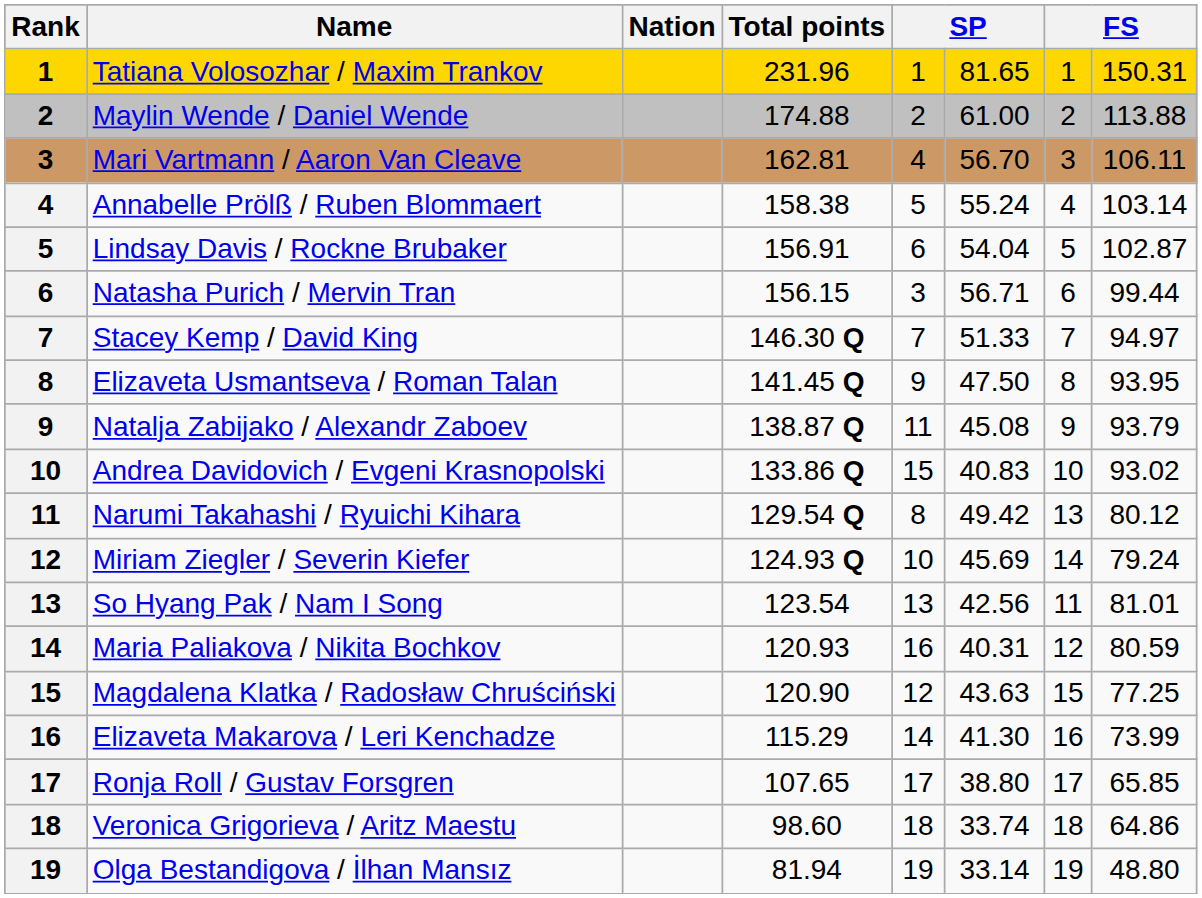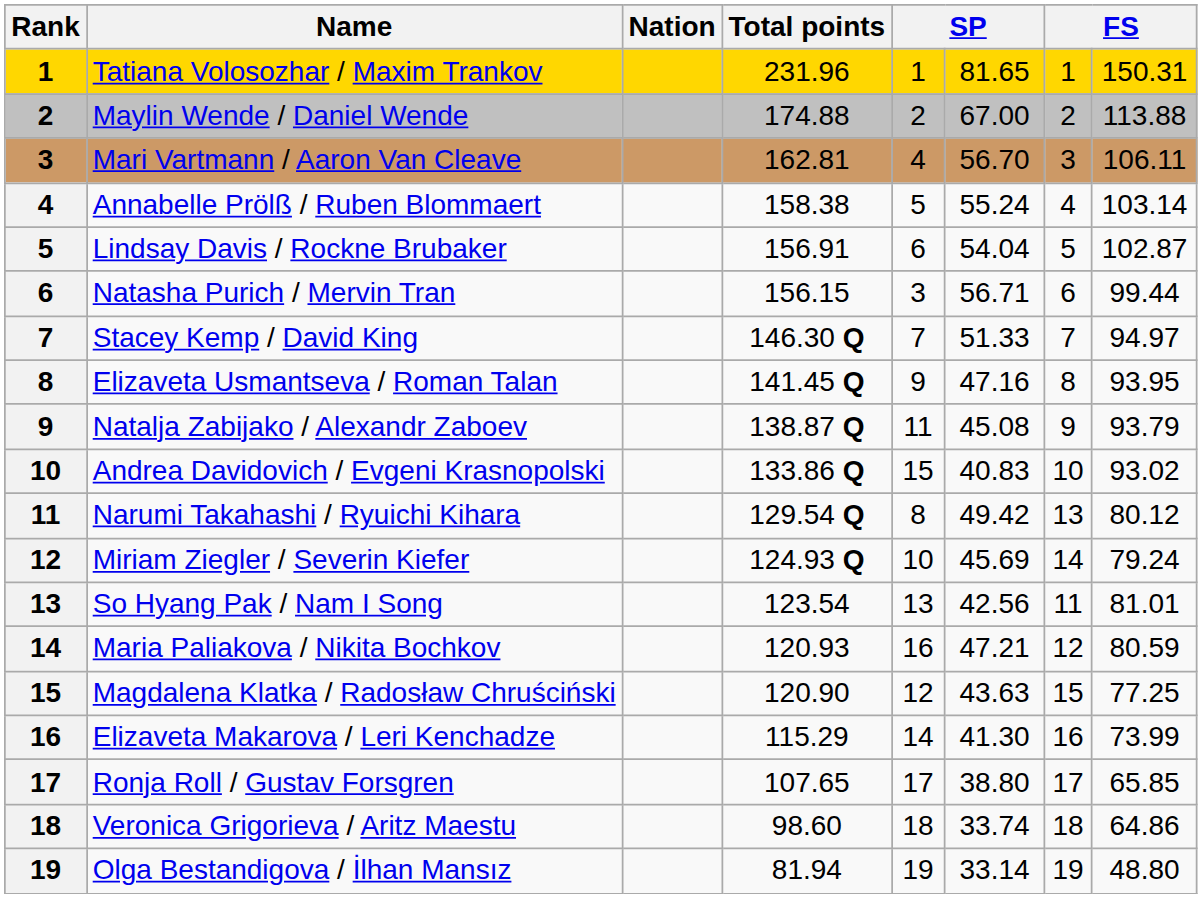(995, 115) 61.00 -> (995, 115) 67.00
(995, 381) 47.50 -> (995, 381) 47.16
(995, 648) 40.31 -> (995, 648) 47.21
